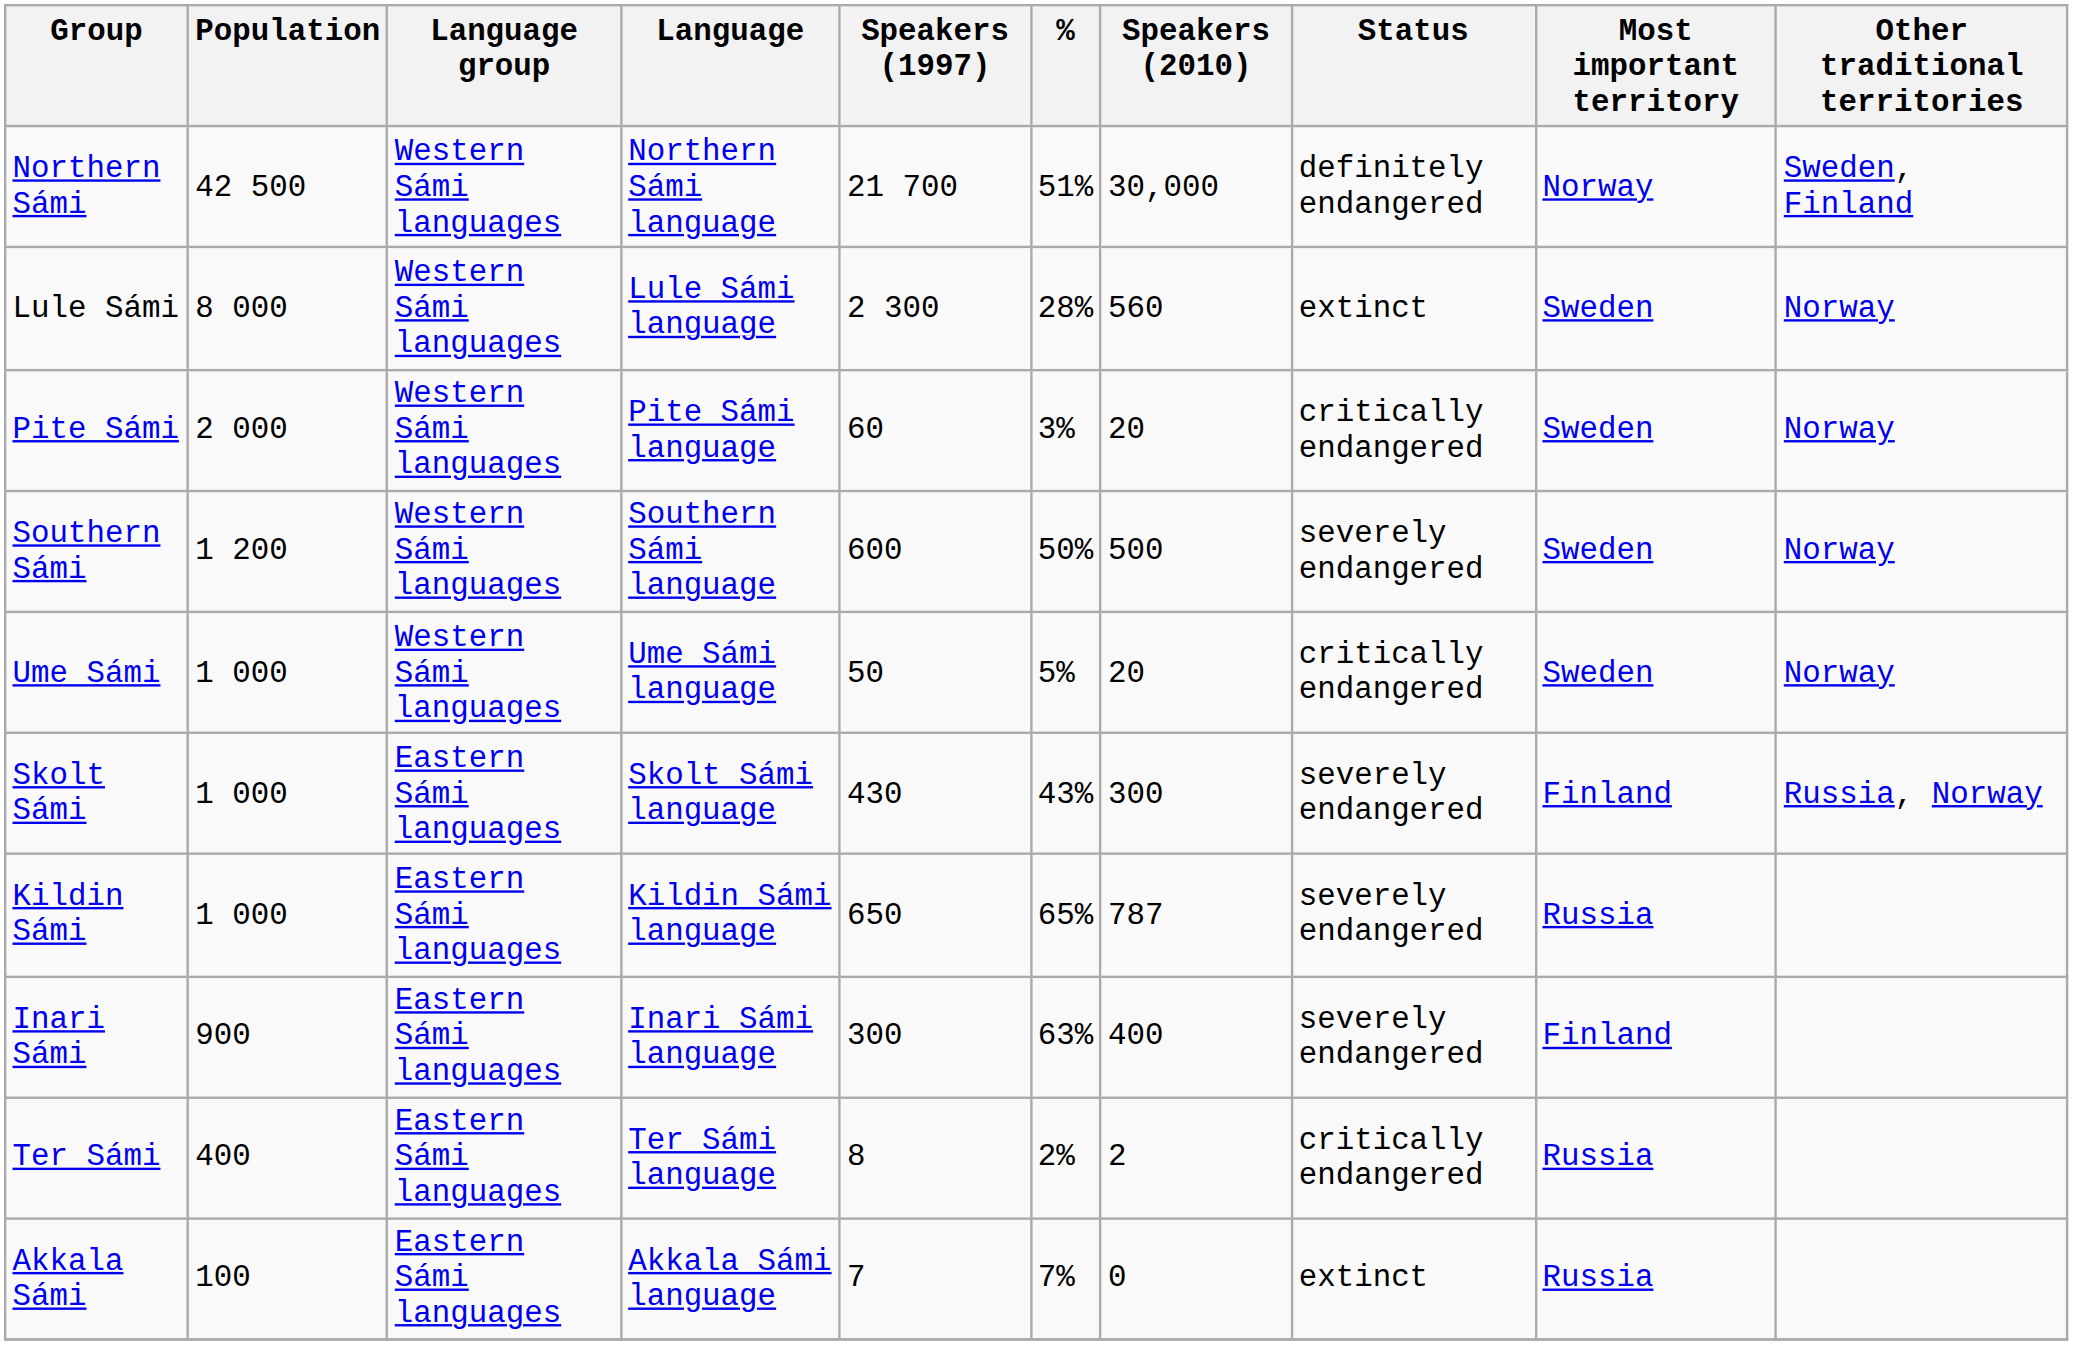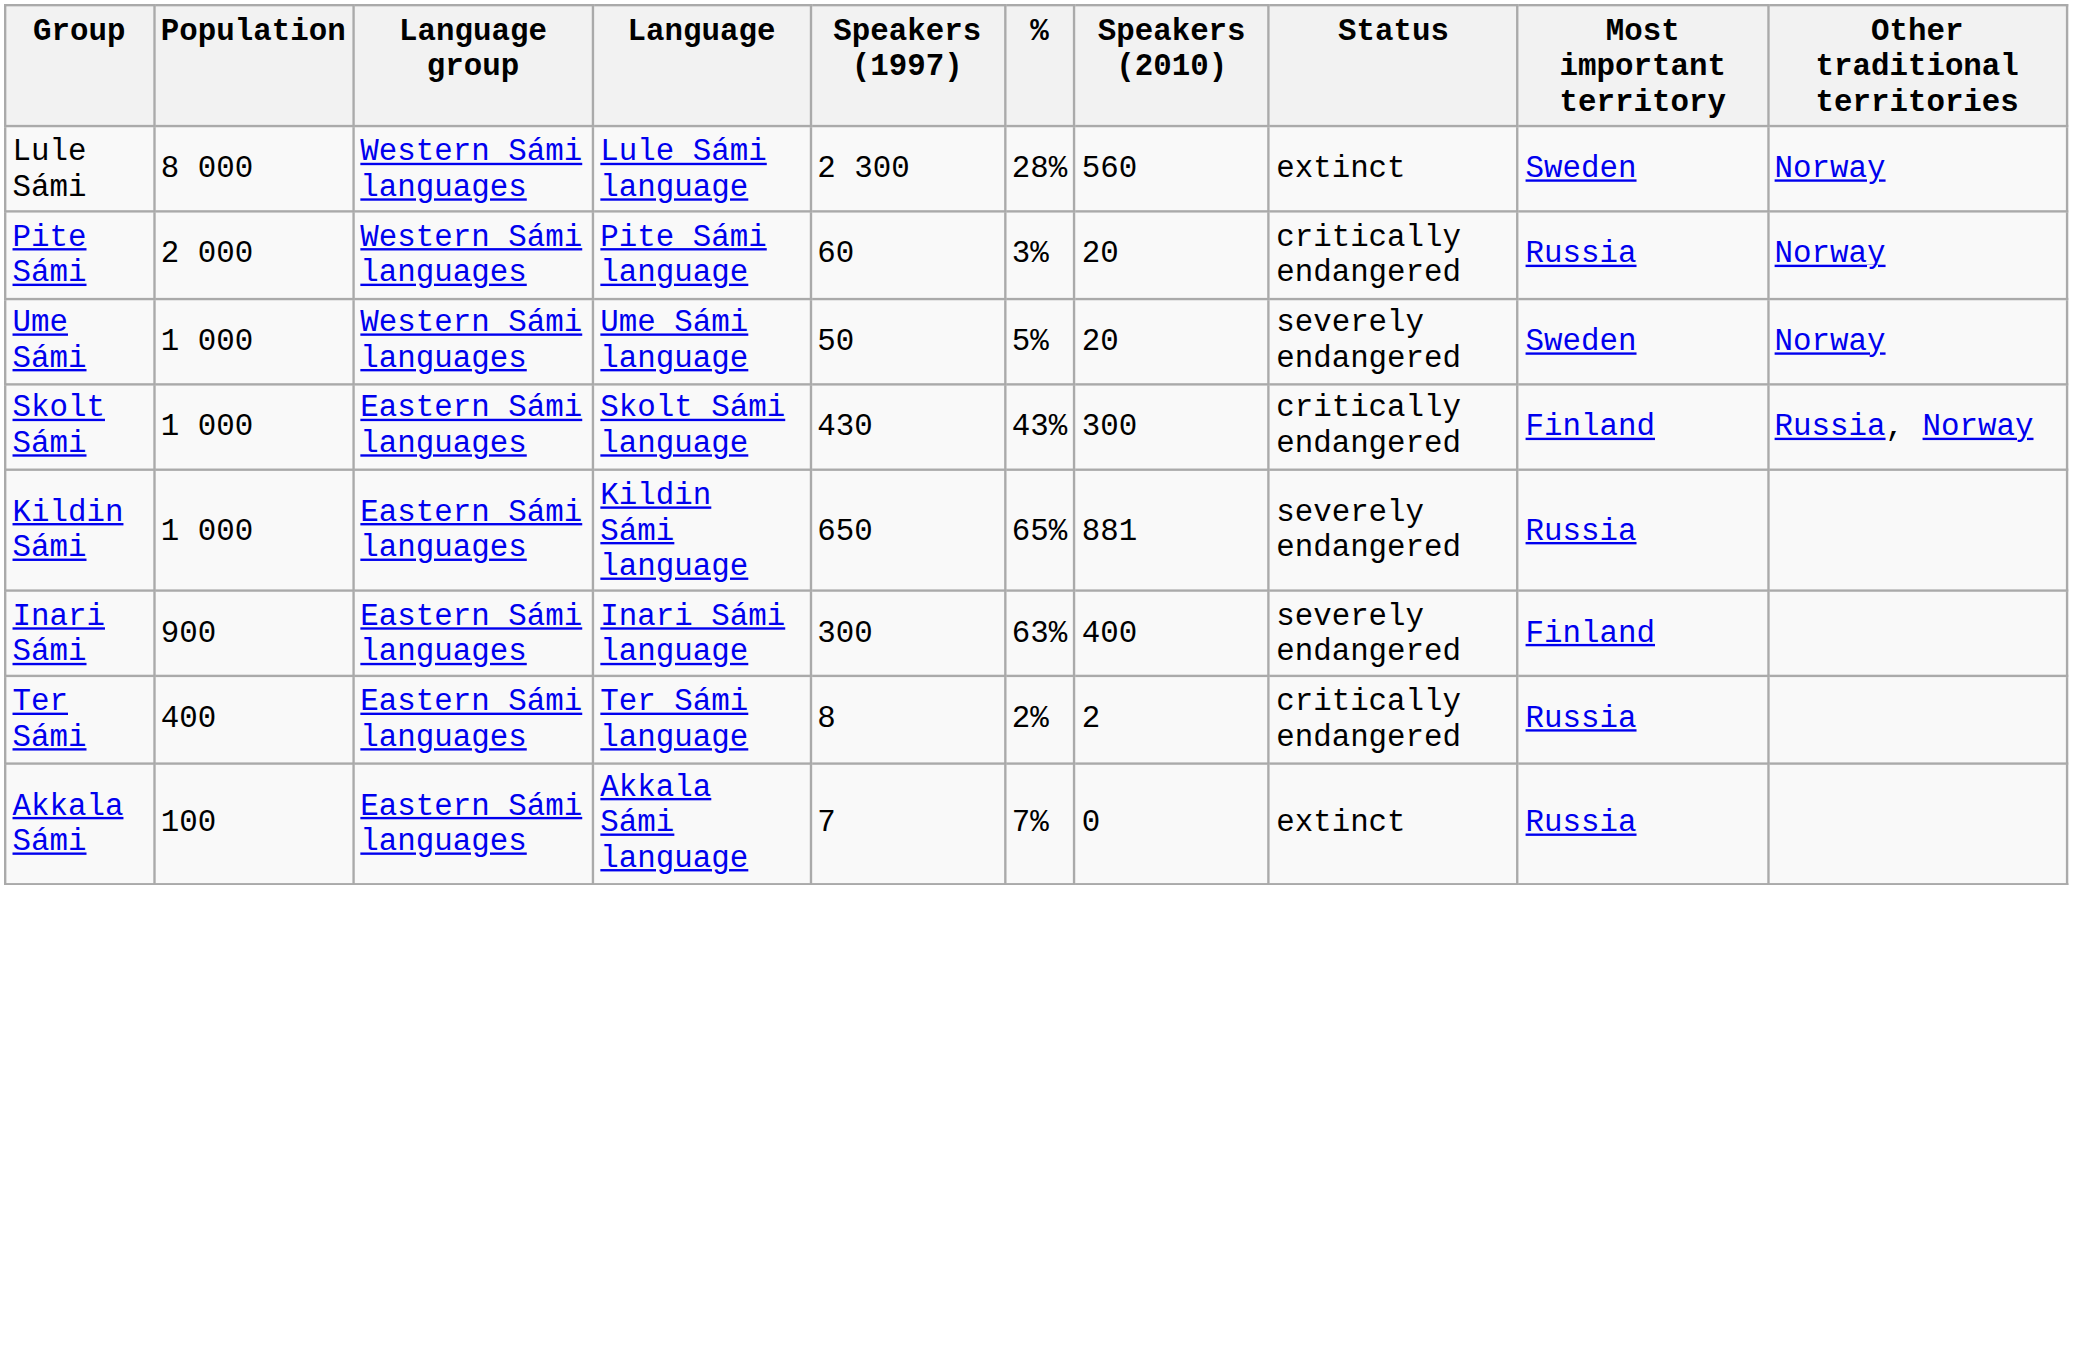- row: (86, 187)
(1598, 430) Sweden -> (1581, 255) Russia
- row: (86, 551)
(1391, 672) critically endangered -> (1369, 341) severely endangered
(1391, 794) severely endangered -> (1369, 427) critically endangered
(1136, 915) 787 -> (1110, 530) 881
